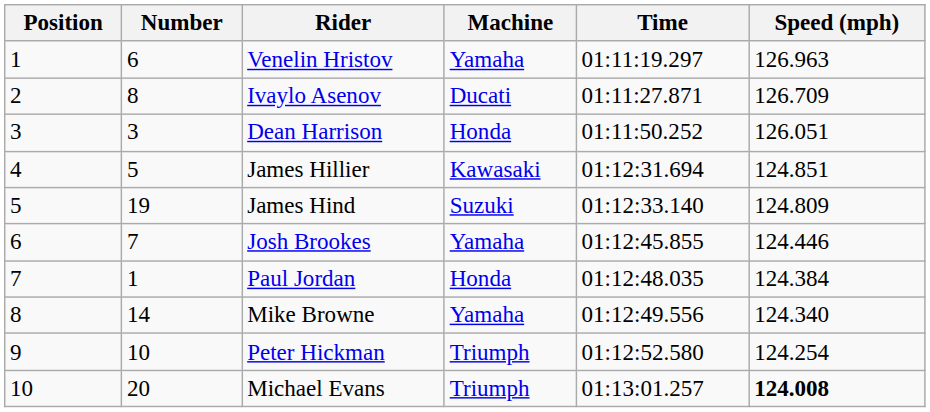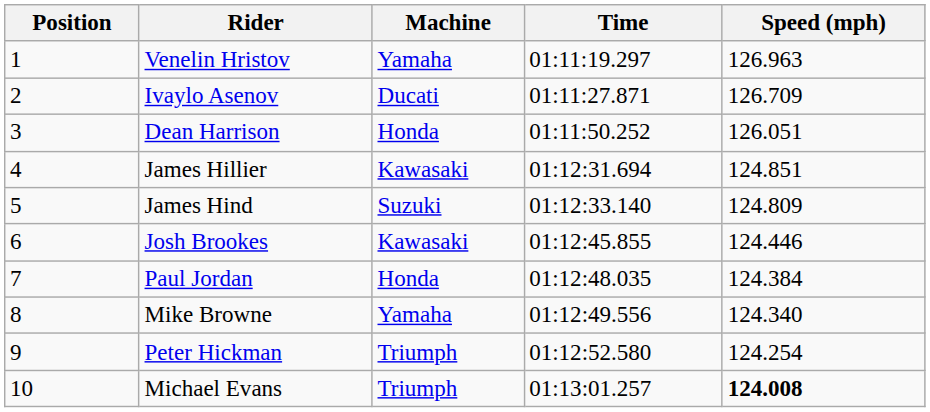- column: (182, 22)
(487, 242) Yamaha -> (423, 242) Kawasaki
